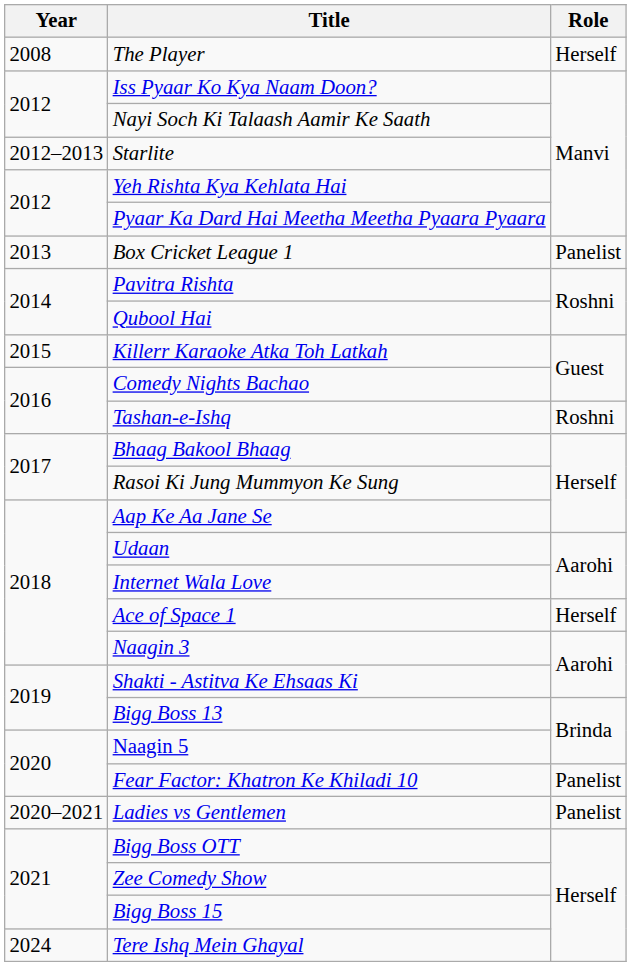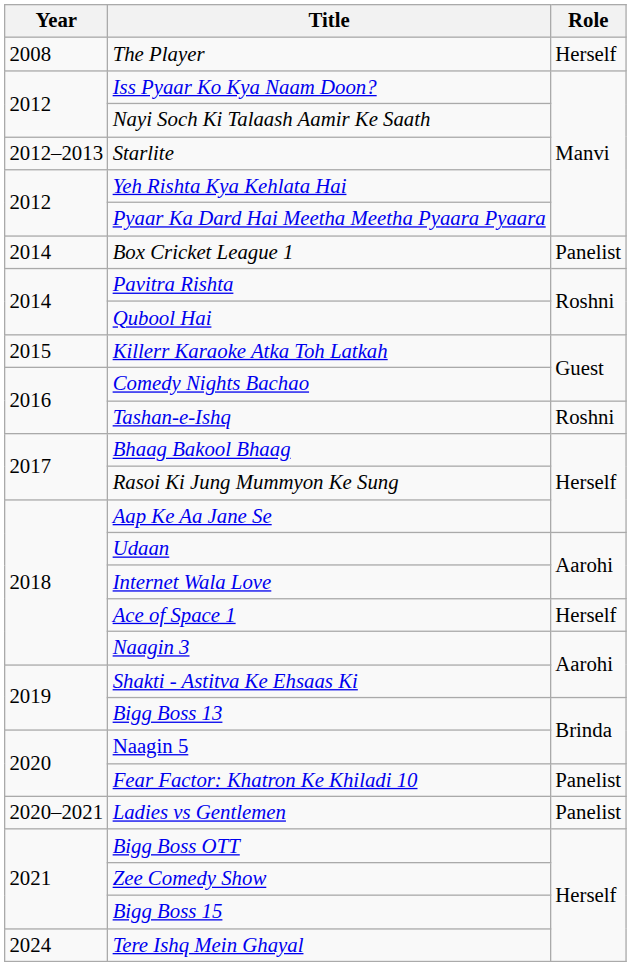(30, 251) 2013 -> (30, 251) 2014
